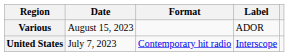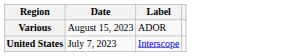- column: (185, 12)
